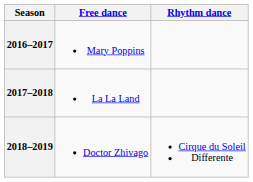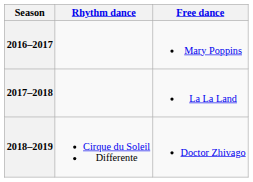columns swapped: (199, 12) <-> (103, 12)
